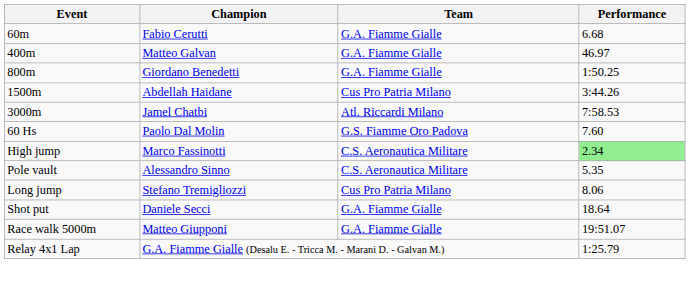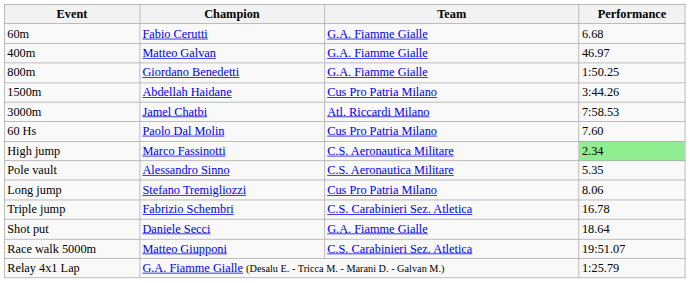(404, 131) G.S. Fiamme Oro Padova -> (382, 131) Cus Pro Patria Milano
+ row: (36, 209)
(391, 229) G.A. Fiamme Gialle -> (400, 248) C.S. Carabinieri Sez. Atletica
